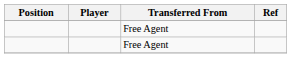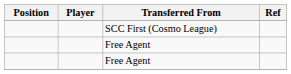+ row: (31, 29)
